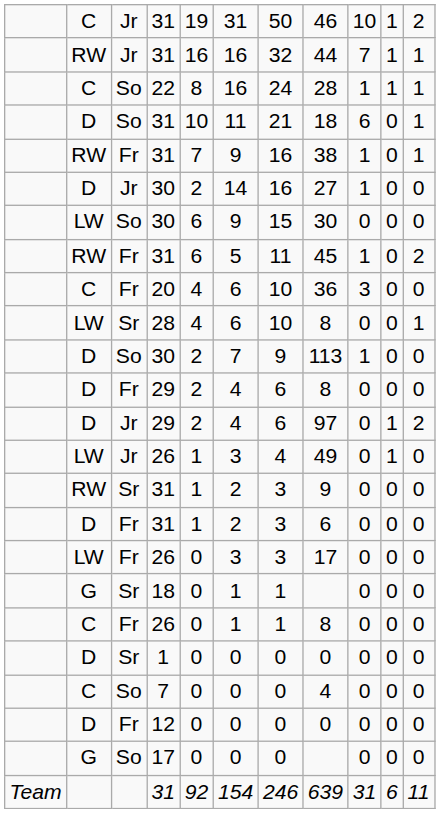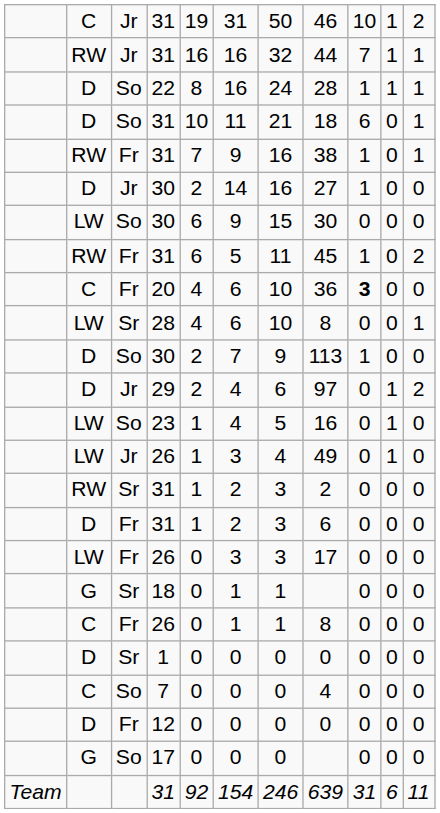(89, 88) C -> (89, 88) D
(365, 289) normal -> (365, 289) bold
- row: (129, 389)
+ row: (129, 423)
(325, 490) 9 -> (325, 490) 2
